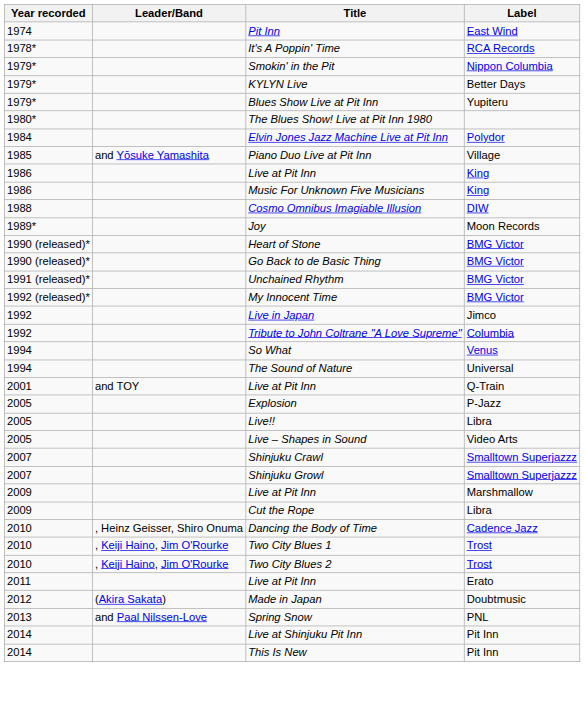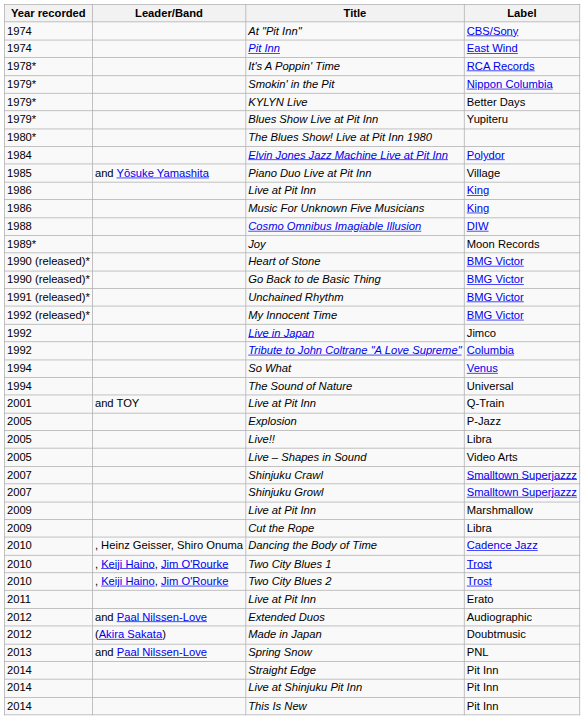+ row: (275, 31)
+ row: (287, 617)
+ row: (282, 670)
